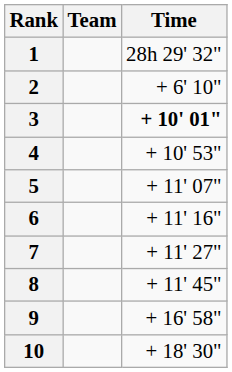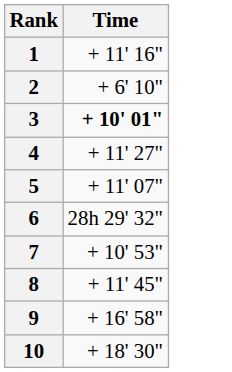- column: (92, 20)
(174, 53) 28h 29' 32" -> (125, 53) + 11' 16"
(184, 152) + 10' 53" -> (125, 152) + 11' 27"
(184, 218) + 11' 16" -> (115, 218) 28h 29' 32"
(184, 251) + 11' 27" -> (125, 251) + 10' 53"
